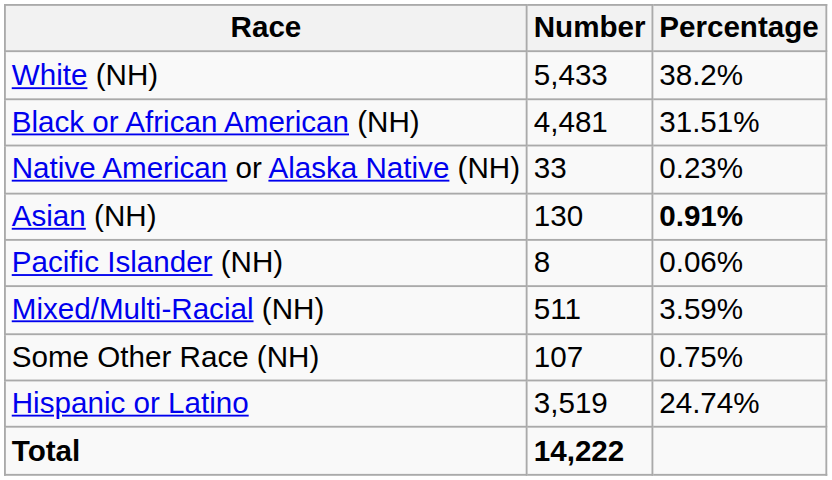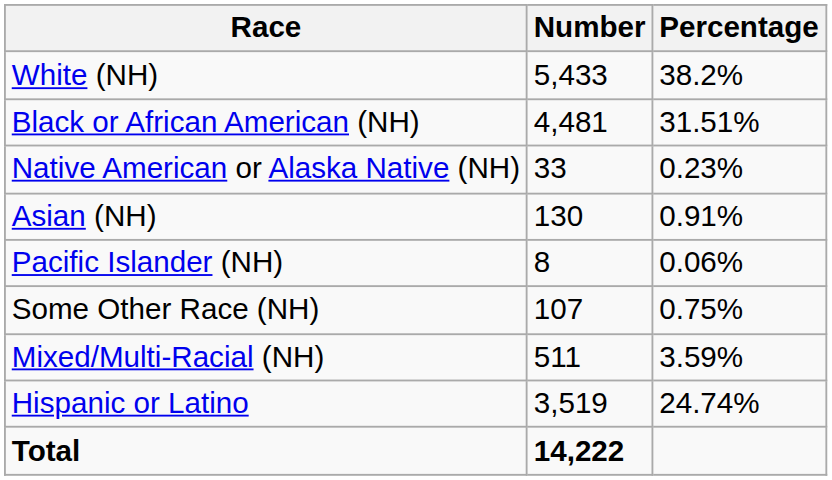(701, 215) bold -> (701, 215) normal
rows swapped: (166, 356) <-> (168, 309)
